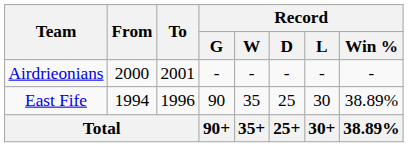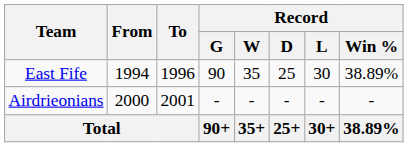rows swapped: (56, 100) <-> (56, 73)
